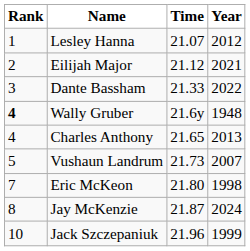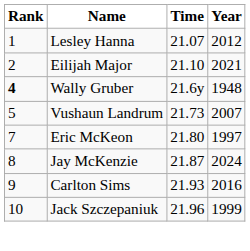(187, 64) 21.12 -> (187, 64) 21.10
- row: (98, 88)
- row: (102, 137)
(227, 185) 1998 -> (227, 137) 1997
+ row: (90, 185)
